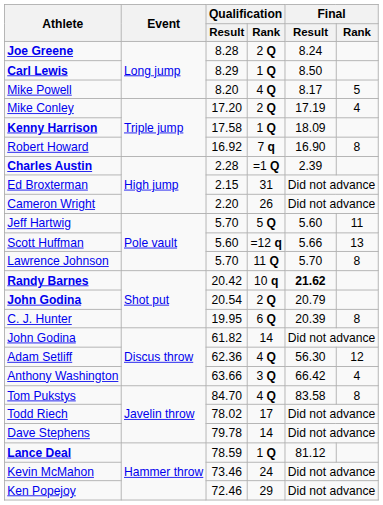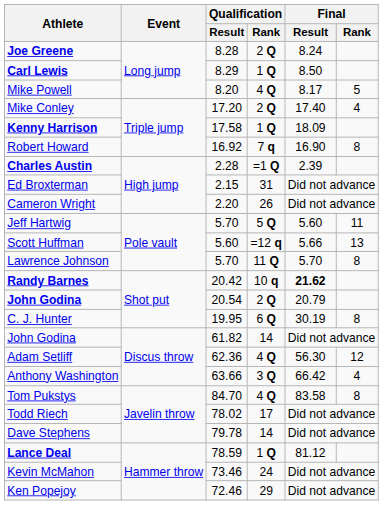(310, 109) 17.19 -> (310, 109) 17.40
(310, 319) 20.39 -> (310, 319) 30.19
